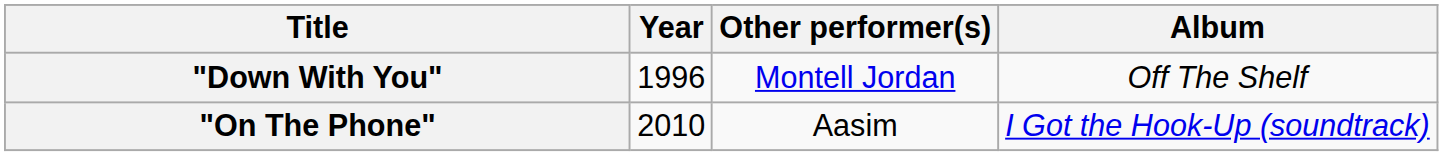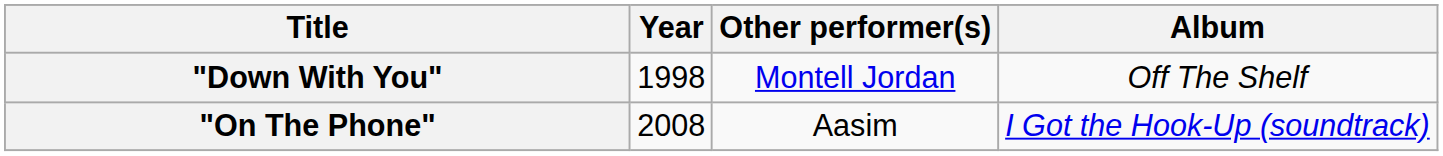(671, 77) 1996 -> (671, 77) 1998
(671, 125) 2010 -> (671, 125) 2008
